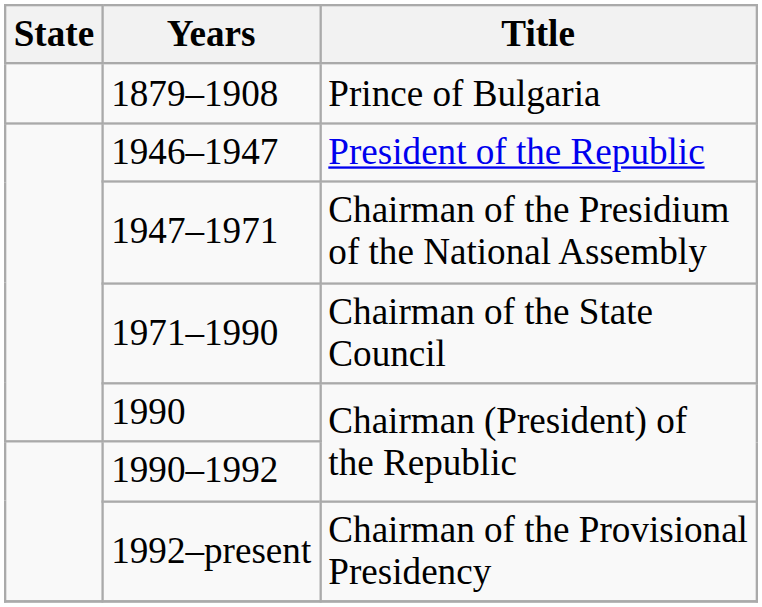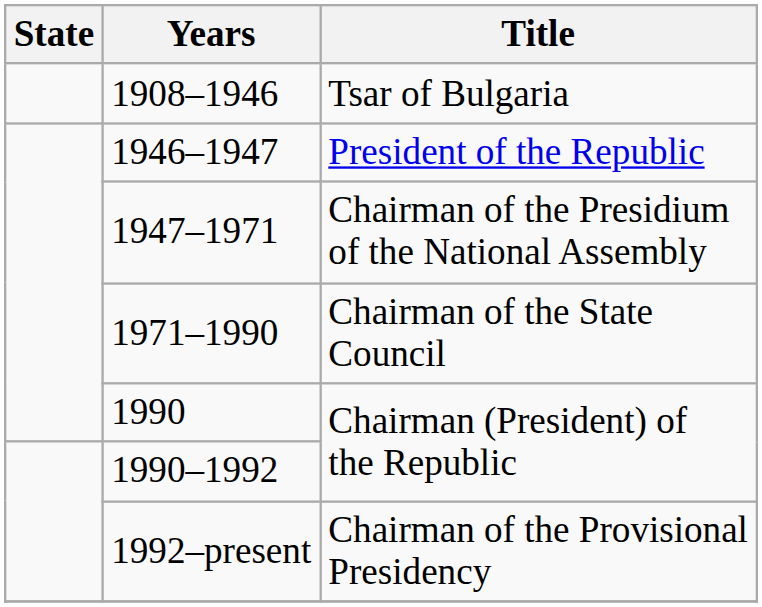- row: (195, 92)
+ row: (195, 92)
